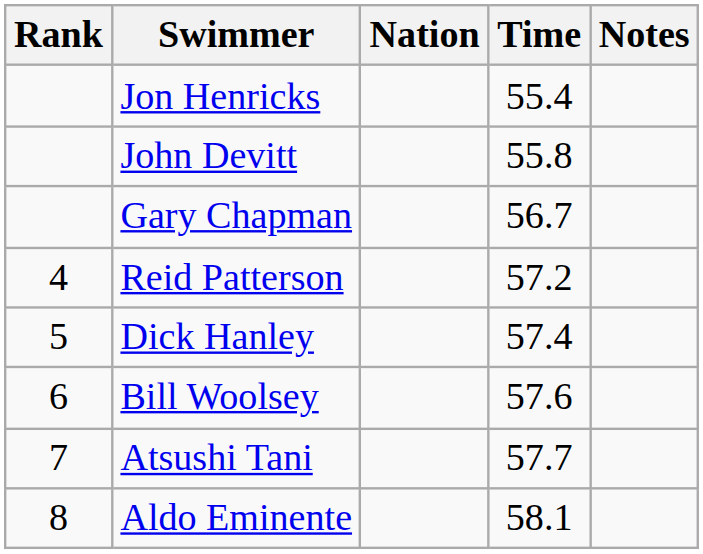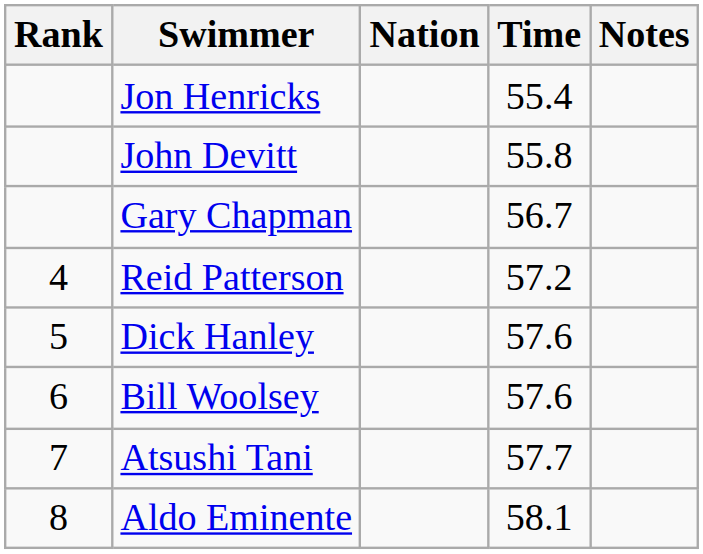(539, 336) 57.4 -> (539, 336) 57.6
